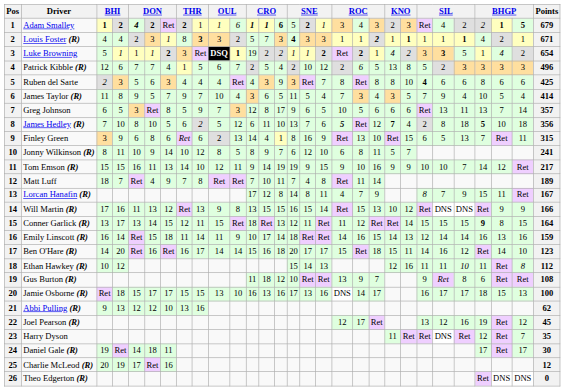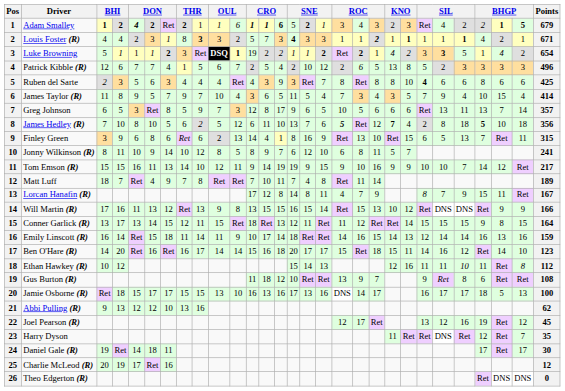(502, 95) 5 -> (502, 95) 15
(483, 223) bold -> (483, 223) normal
(502, 293) 15 -> (502, 293) 5
